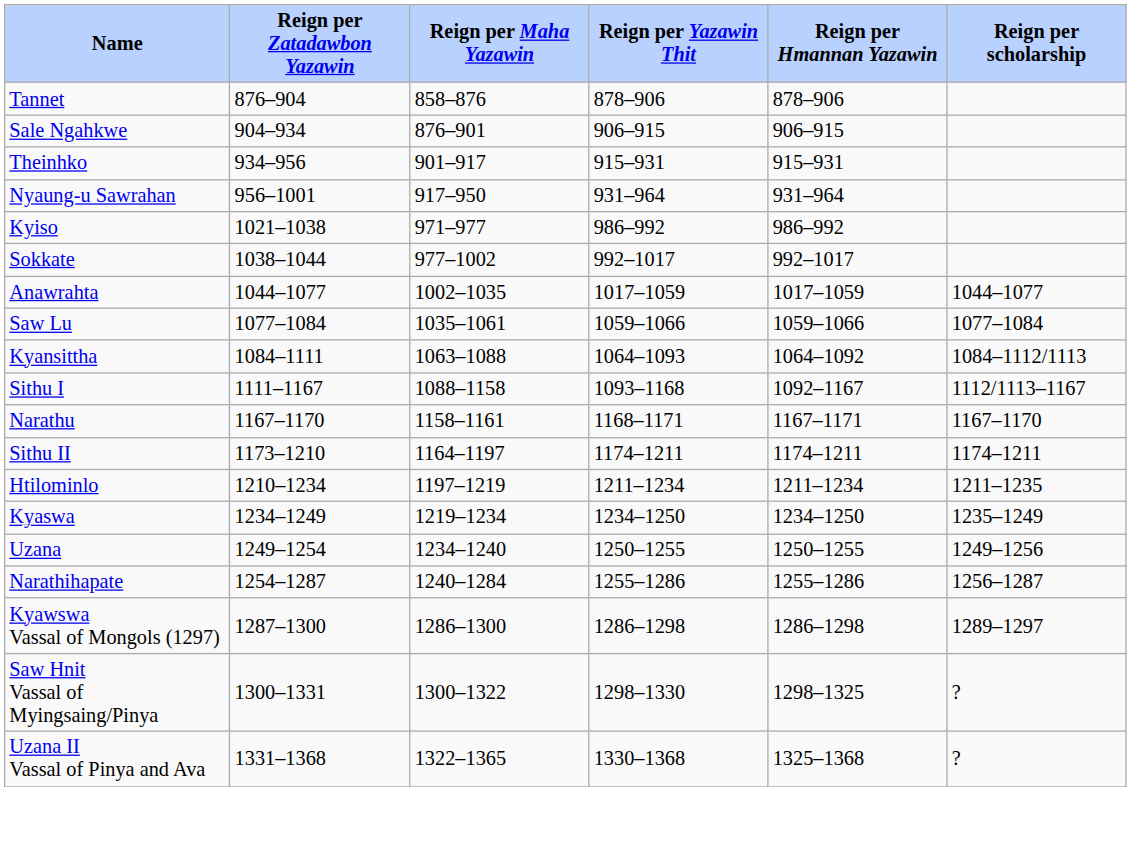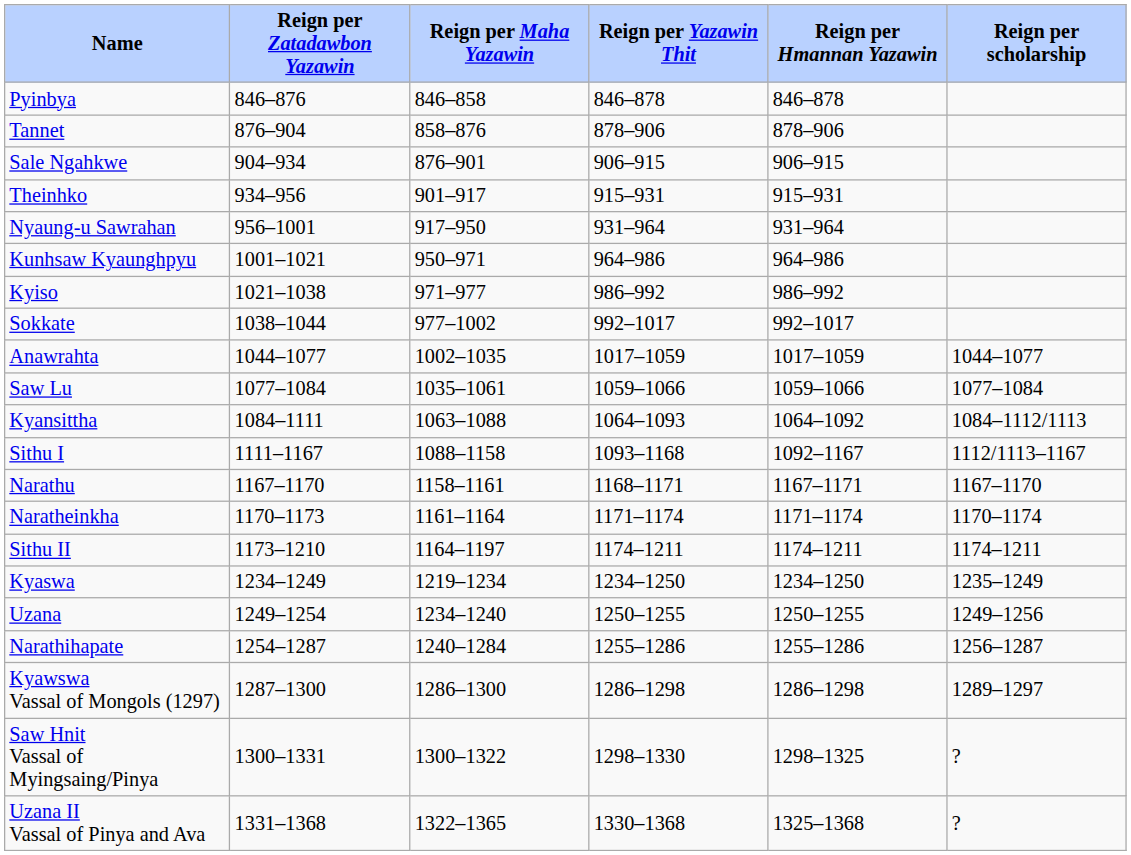+ row: (43, 98)
+ row: (103, 259)
+ row: (64, 517)
- row: (54, 485)
